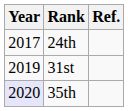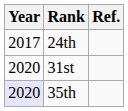(24, 67) 2019 -> (24, 67) 2020
